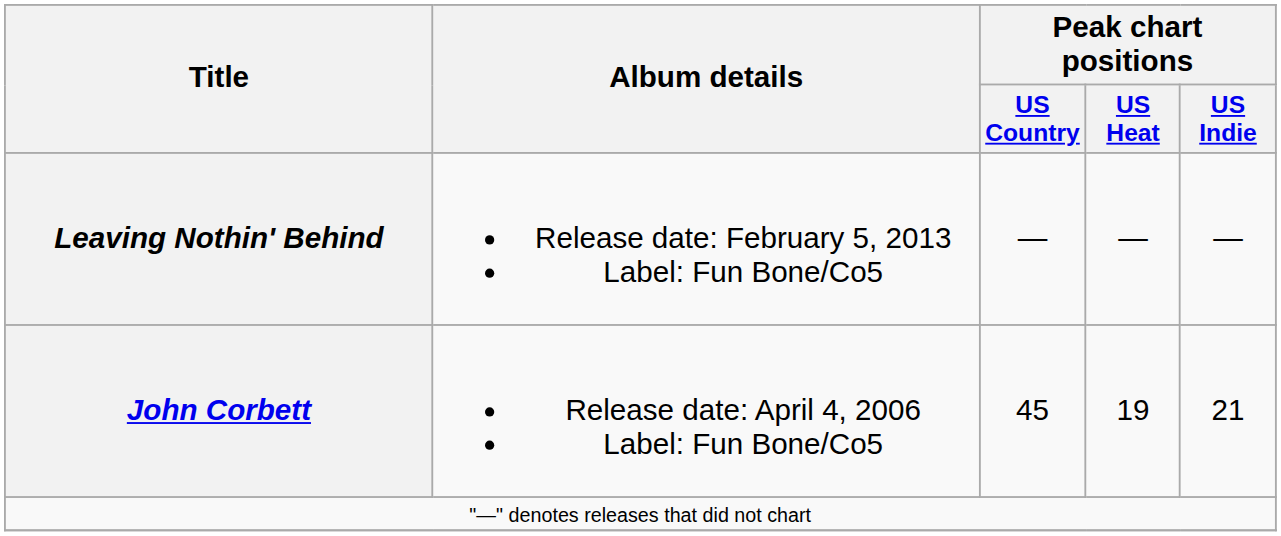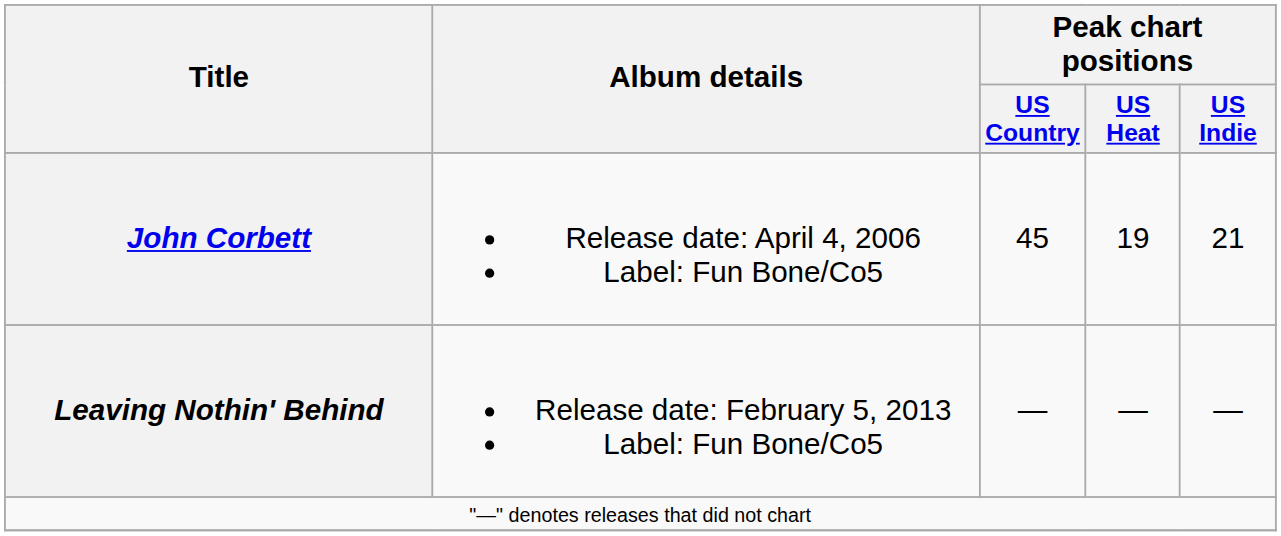rows swapped: (219, 411) <-> (219, 238)
